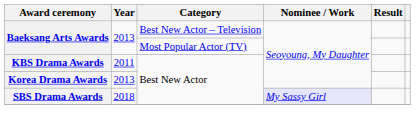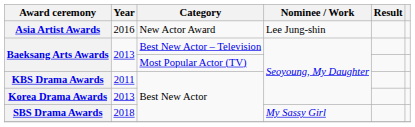+ row: (58, 29)
(296, 96) lavender background -> (296, 113) no background
